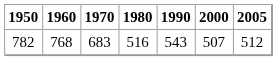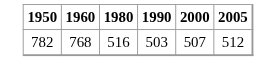- column: (99, 17)
(176, 42) 543 -> (157, 42) 503
